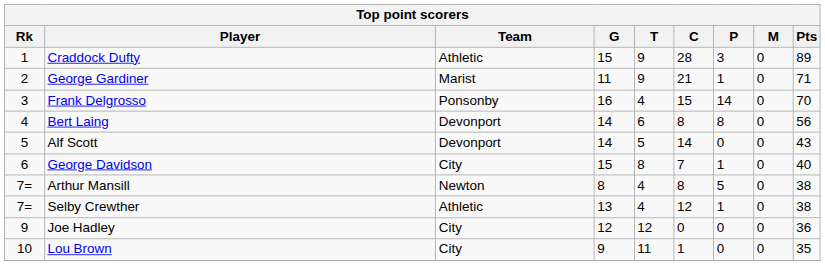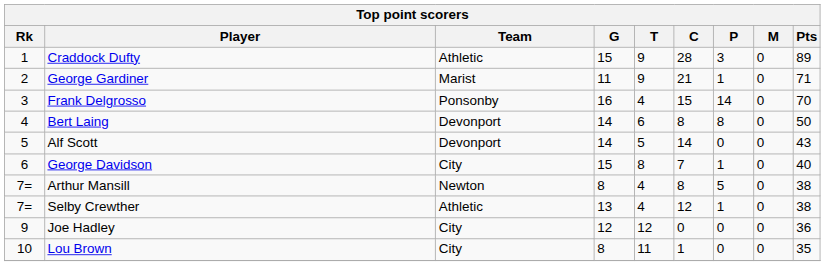(804, 121) 56 -> (804, 121) 50
(601, 249) 9 -> (601, 249) 8
